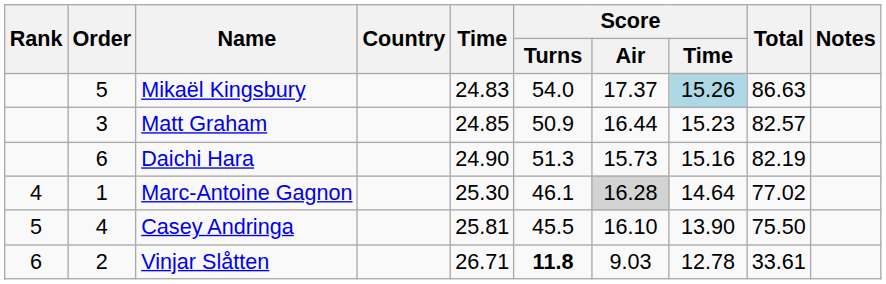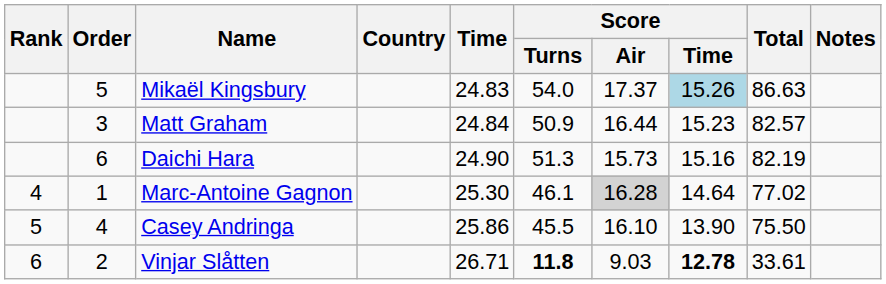(482, 124) 24.85 -> (482, 124) 24.84
(482, 227) 25.81 -> (482, 227) 25.86
(708, 261) normal -> (708, 261) bold
